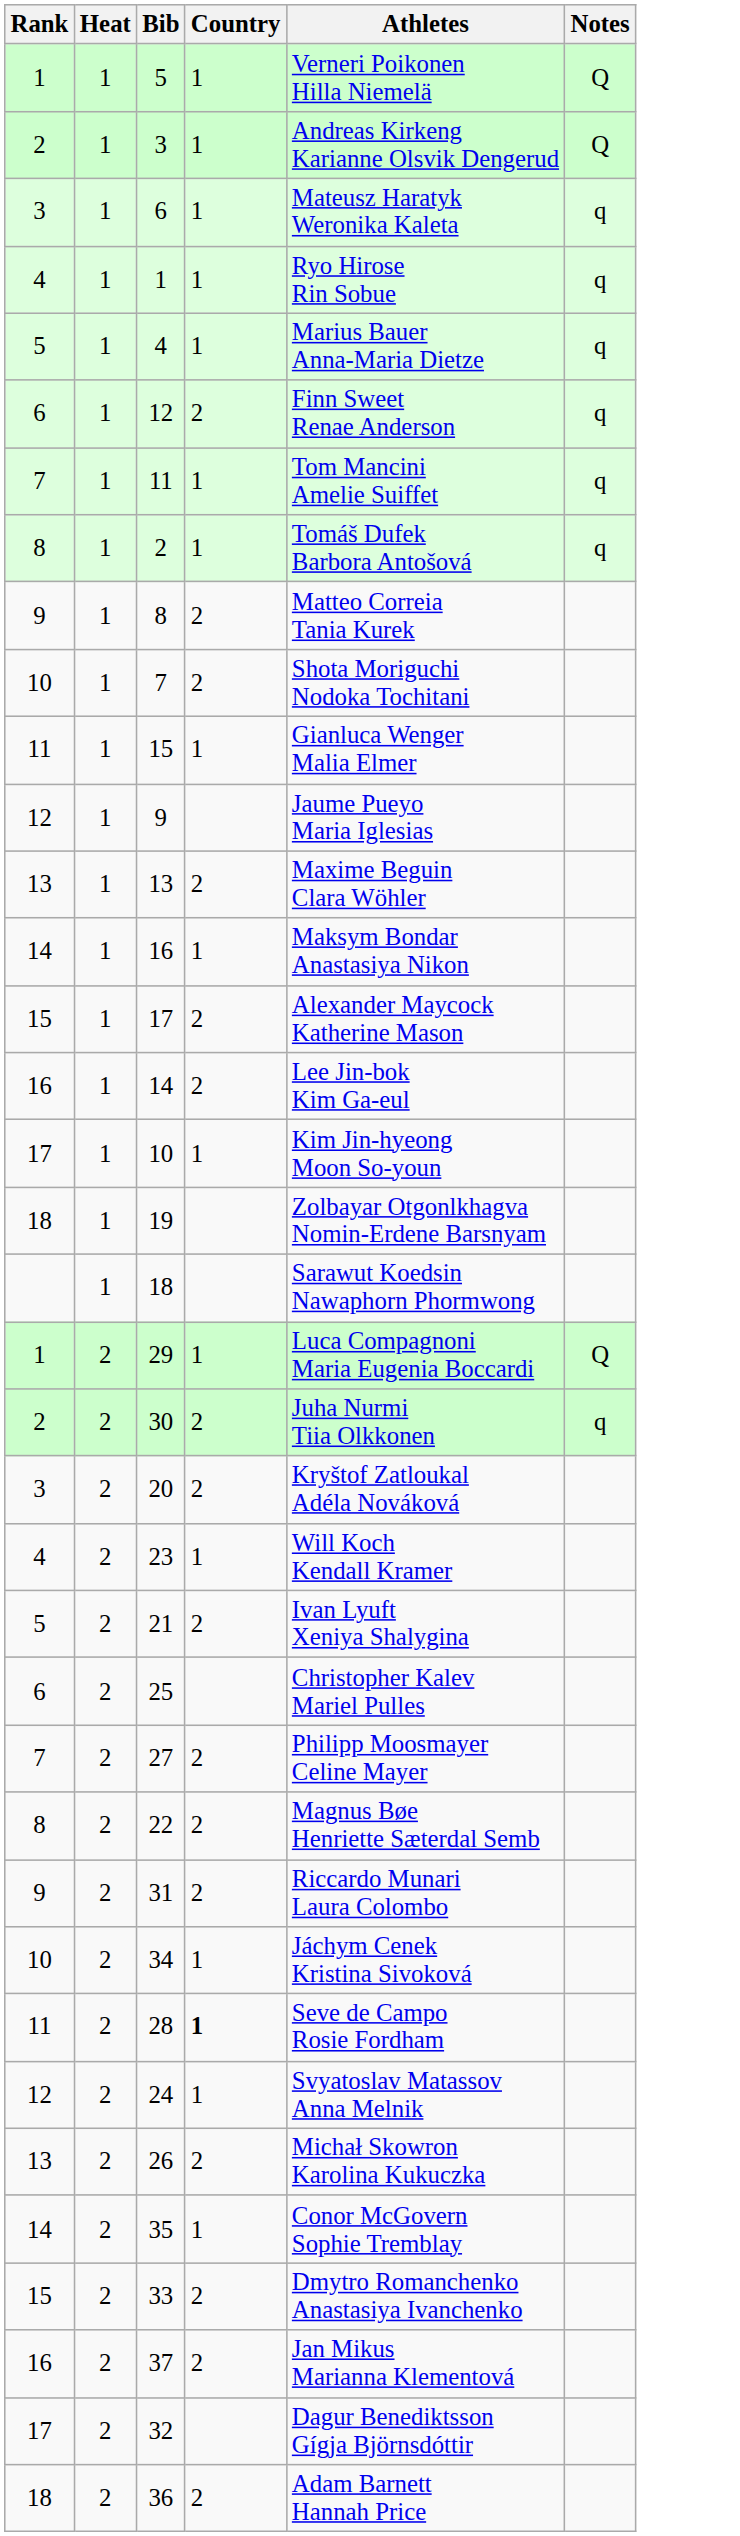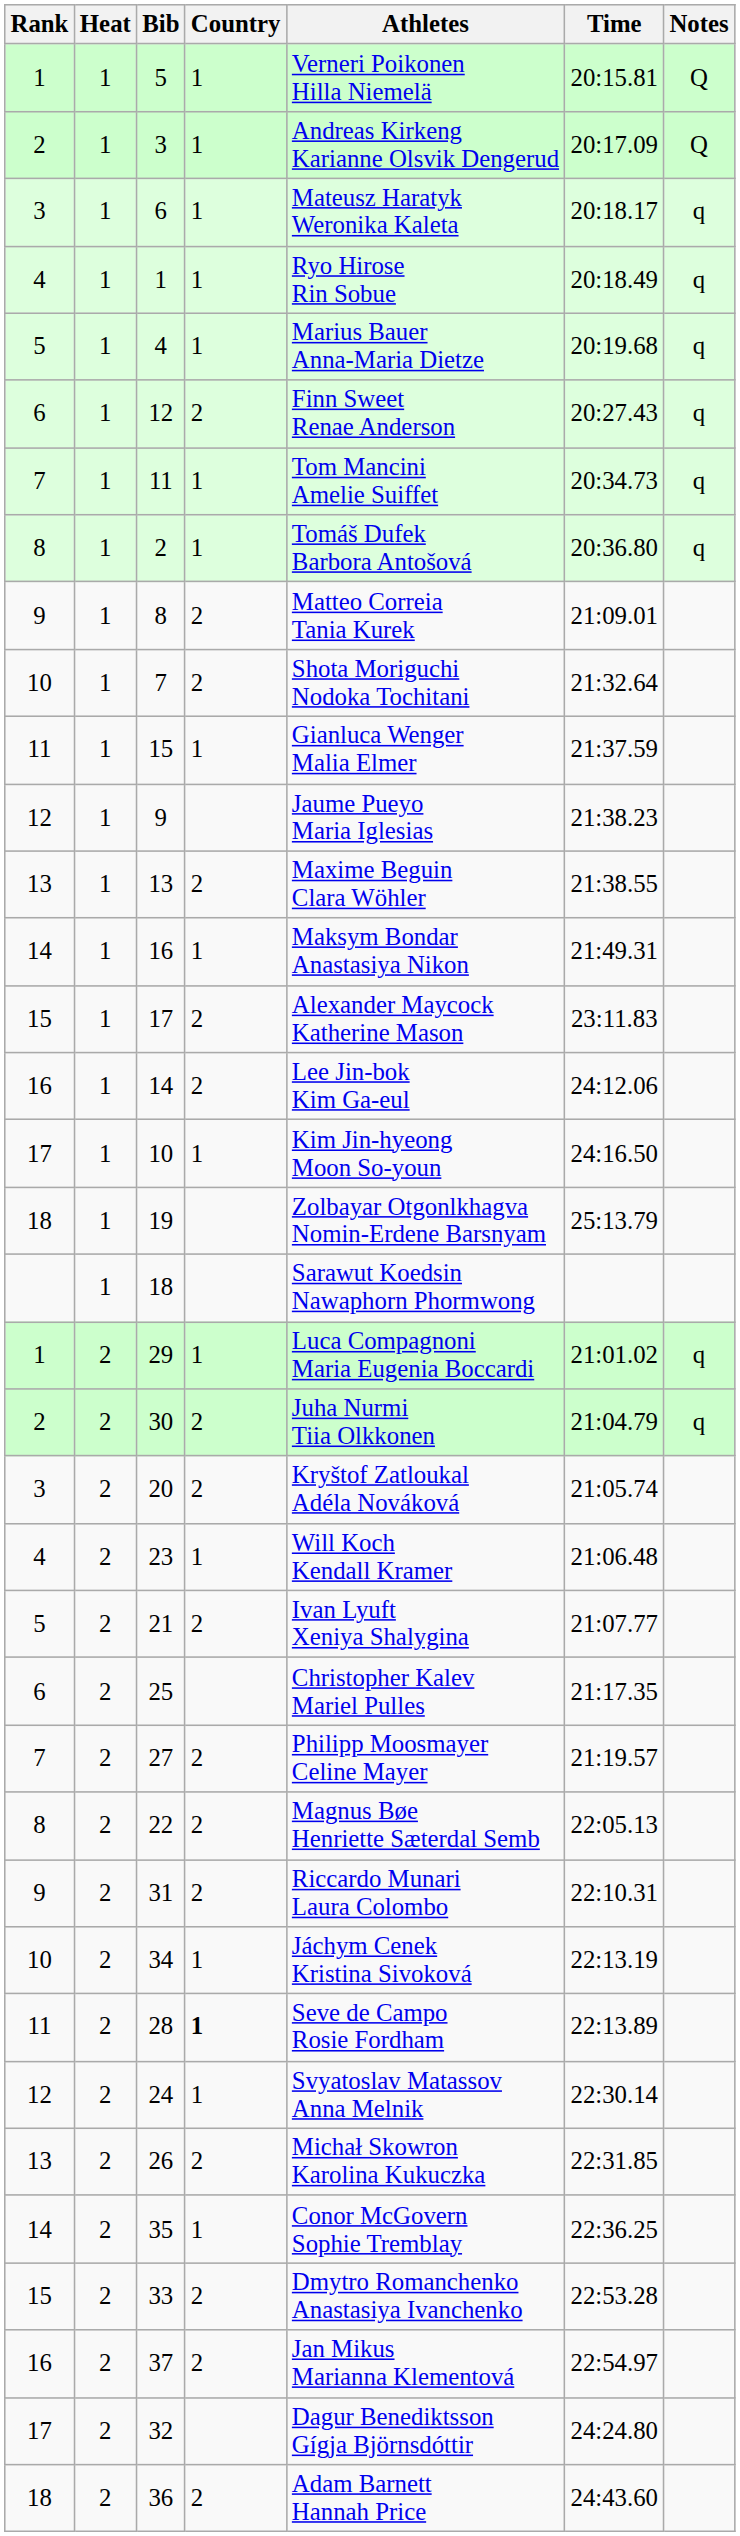+ column: (614, 24)
(600, 1354) Q -> (699, 1354) q
